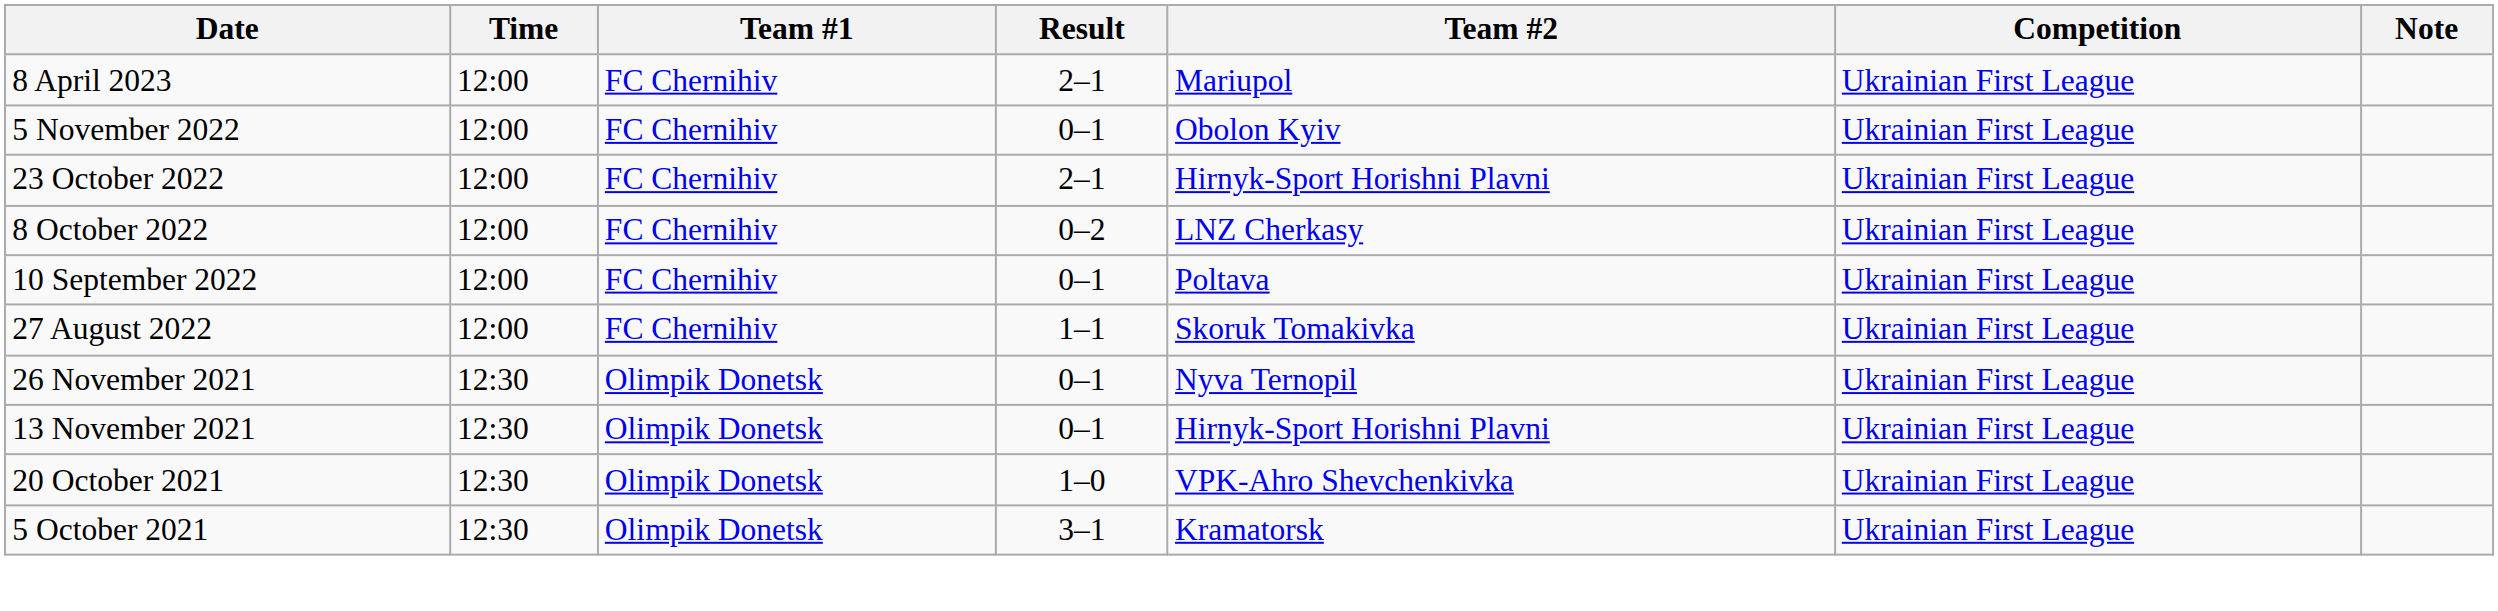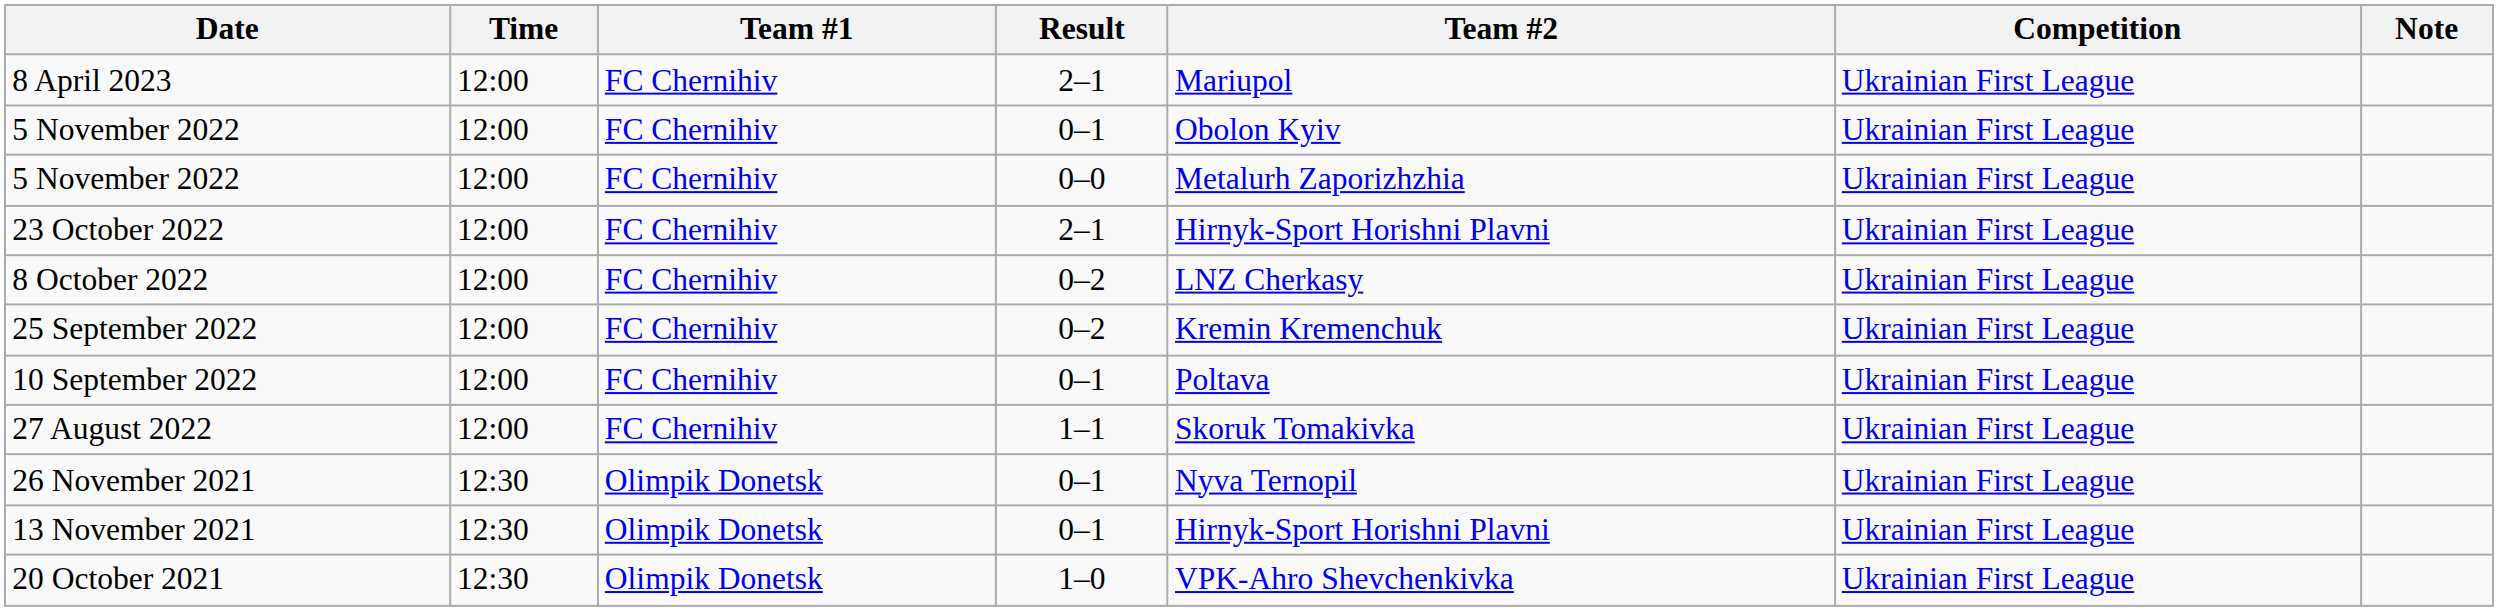+ row: (126, 179)
+ row: (135, 329)
- row: (110, 529)
